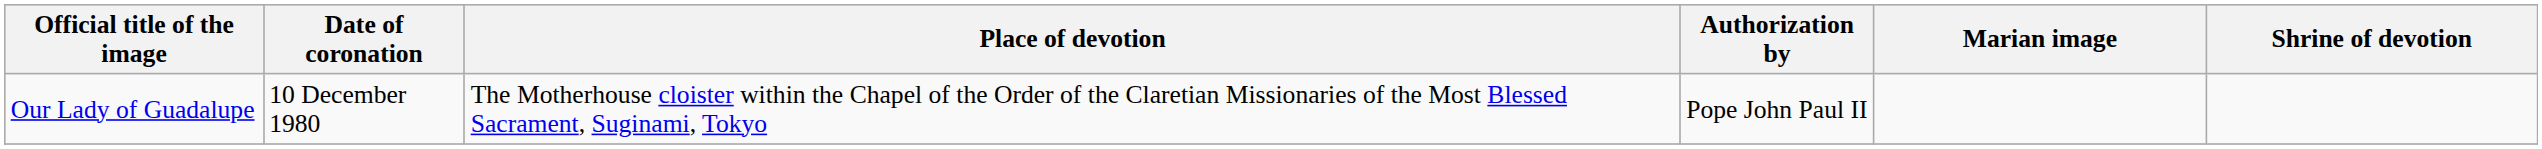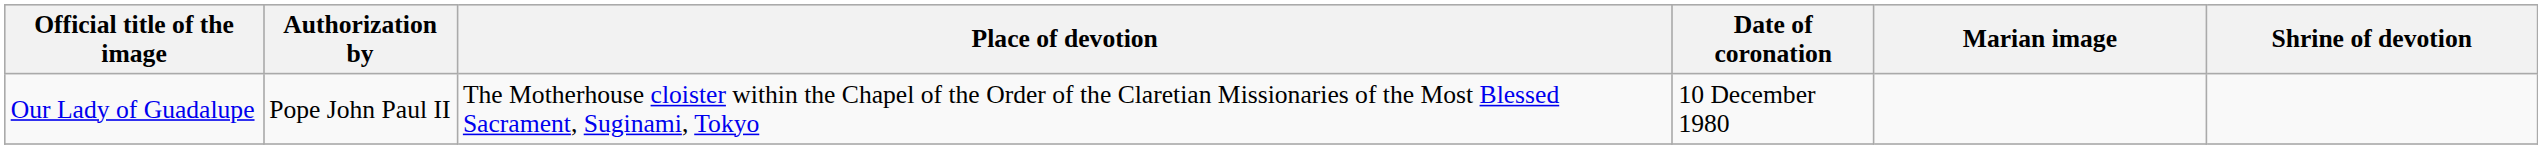columns swapped: (364, 39) <-> (1777, 39)
